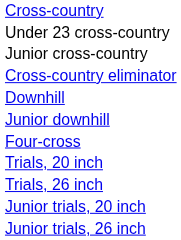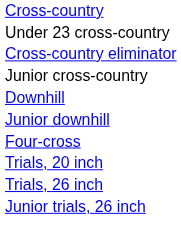rows swapped: (76, 54) <-> (91, 76)
- row: (75, 206)
